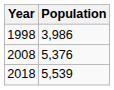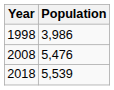(57, 54) 5,376 -> (57, 54) 5,476
